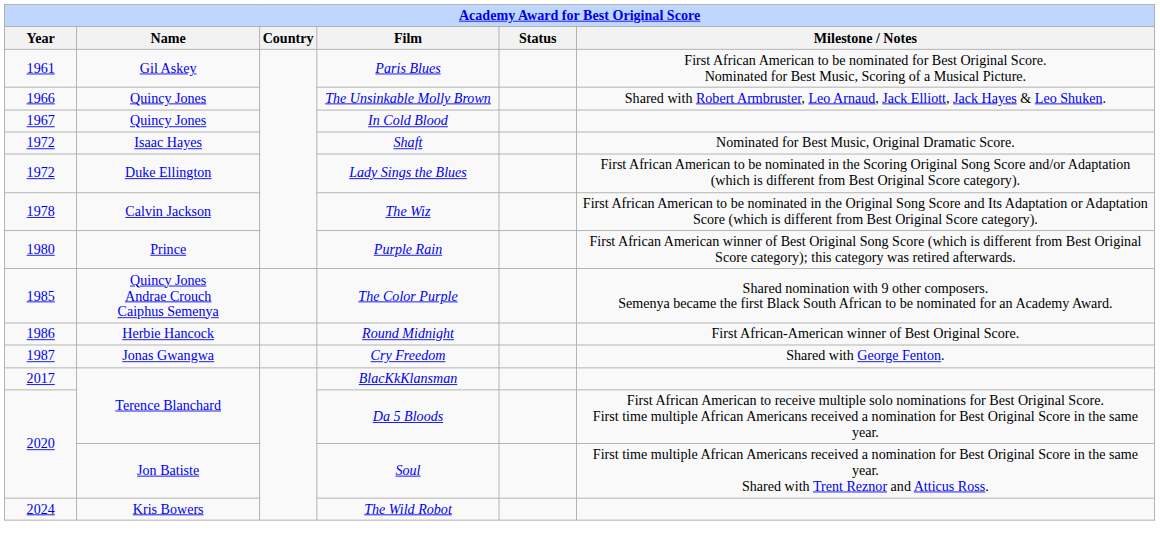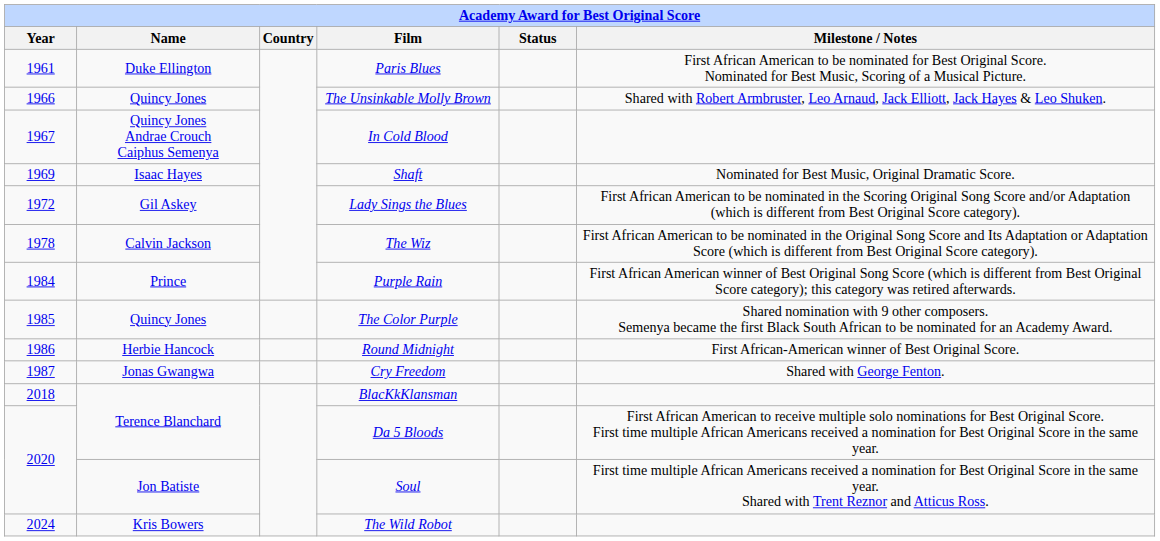(168, 68) Gil Askey -> (168, 68) Duke Ellington
(168, 120) Quincy Jones -> (168, 136) Quincy Jones Andrae Crouch Caiphus Semenya
(41, 143) 1972 -> (41, 174) 1969
(168, 173) Duke Ellington -> (168, 205) Gil Askey
(41, 249) 1980 -> (41, 281) 1984
(168, 295) Quincy Jones Andrae Crouch Caiphus Semenya -> (168, 319) Quincy Jones
(41, 378) 2017 -> (41, 394) 2018
